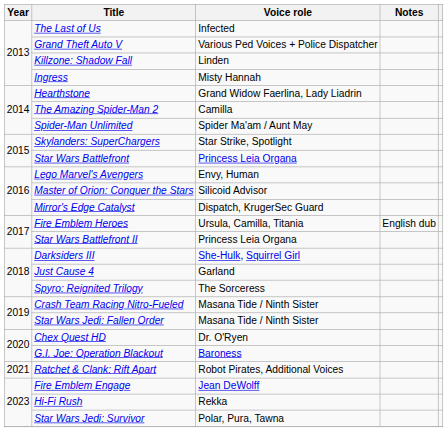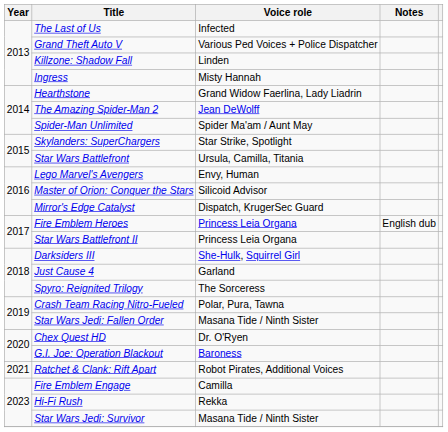(215, 110) Camilla -> (229, 110) Jean DeWolff
(247, 158) Princess Leia Organa -> (251, 158) Ursula, Camilla, Titania
(251, 223) Ursula, Camilla, Titania -> (247, 223) Princess Leia Organa
(258, 304) Masana Tide / Ninth Sister -> (241, 304) Polar, Pura, Tawna
(229, 386) Jean DeWolff -> (215, 386) Camilla
(241, 418) Polar, Pura, Tawna -> (258, 418) Masana Tide / Ninth Sister
